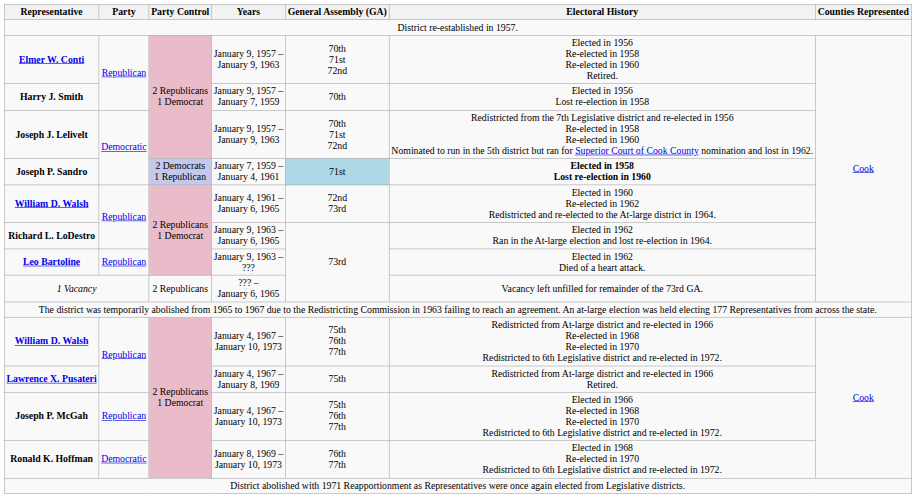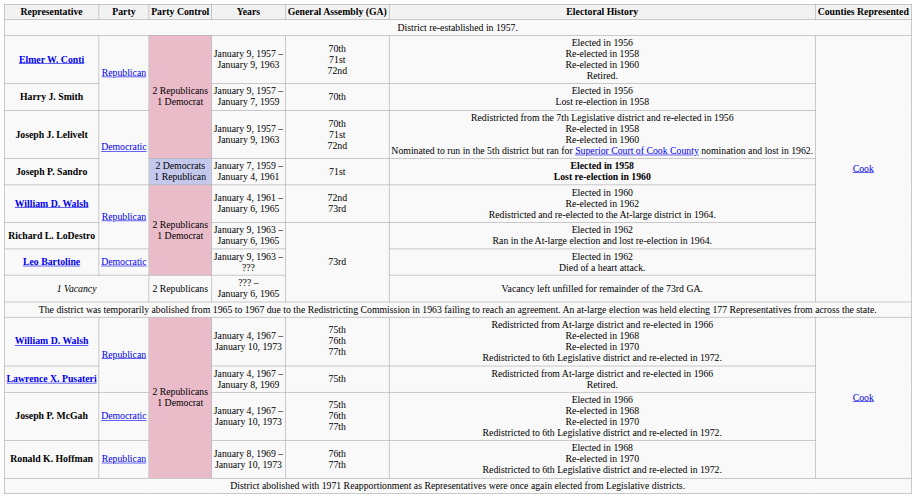(337, 171) lightblue background -> (337, 171) no background
(124, 262) Republican -> (124, 262) Democratic
(124, 416) Republican -> (124, 416) Democratic
(124, 459) Democratic -> (124, 459) Republican
